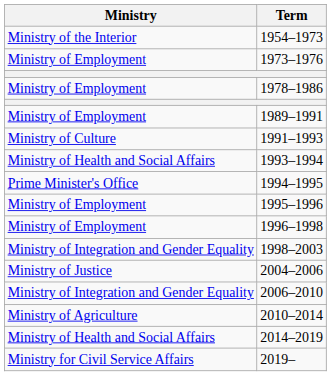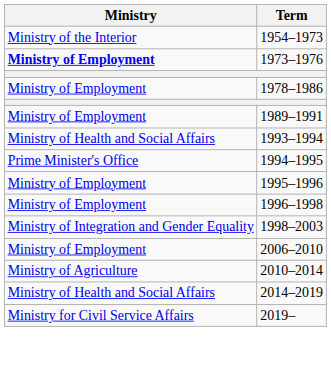(77, 59) normal -> (81, 59) bold
- row: (292, 138)
- row: (292, 271)
(131, 293) Ministry of Integration and Gender Equality -> (77, 249) Ministry of Employment
